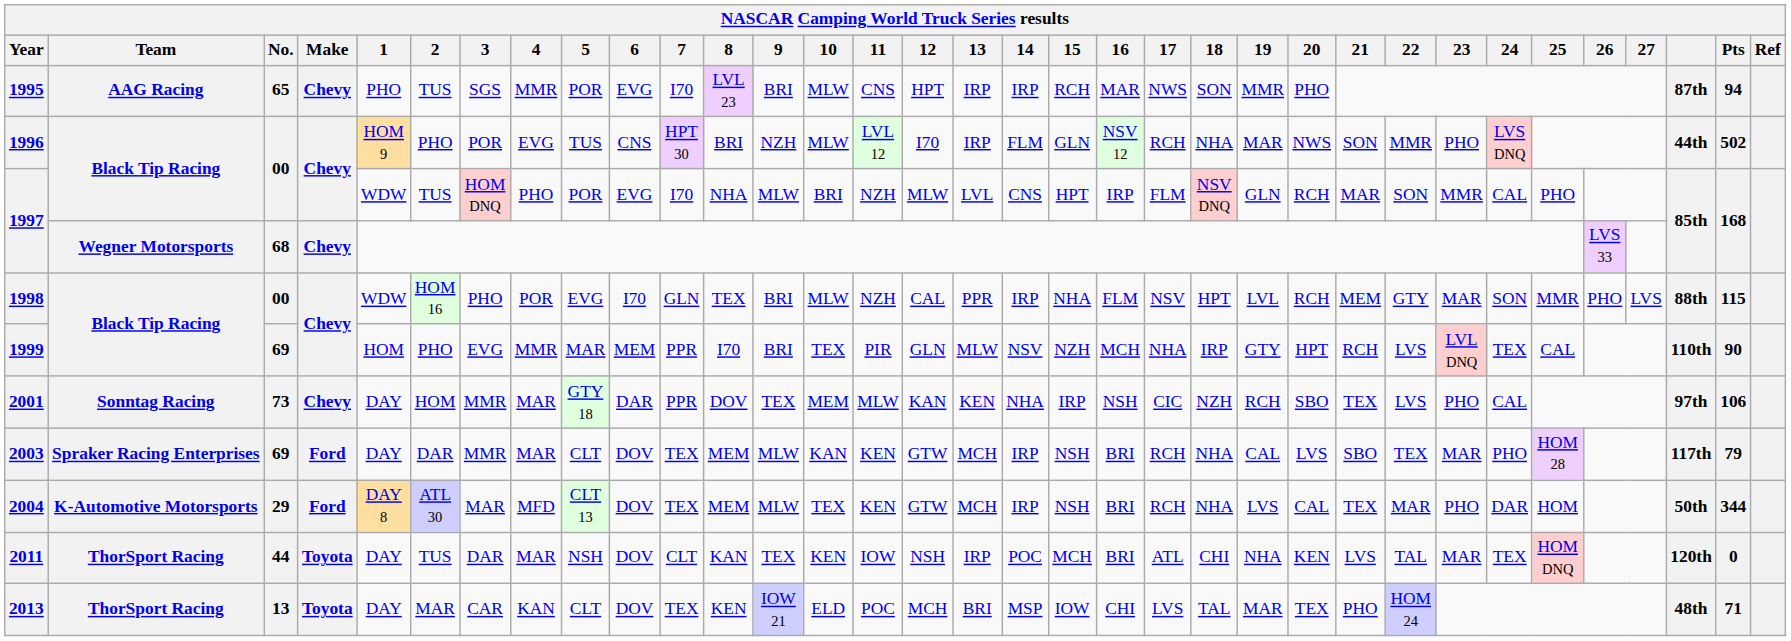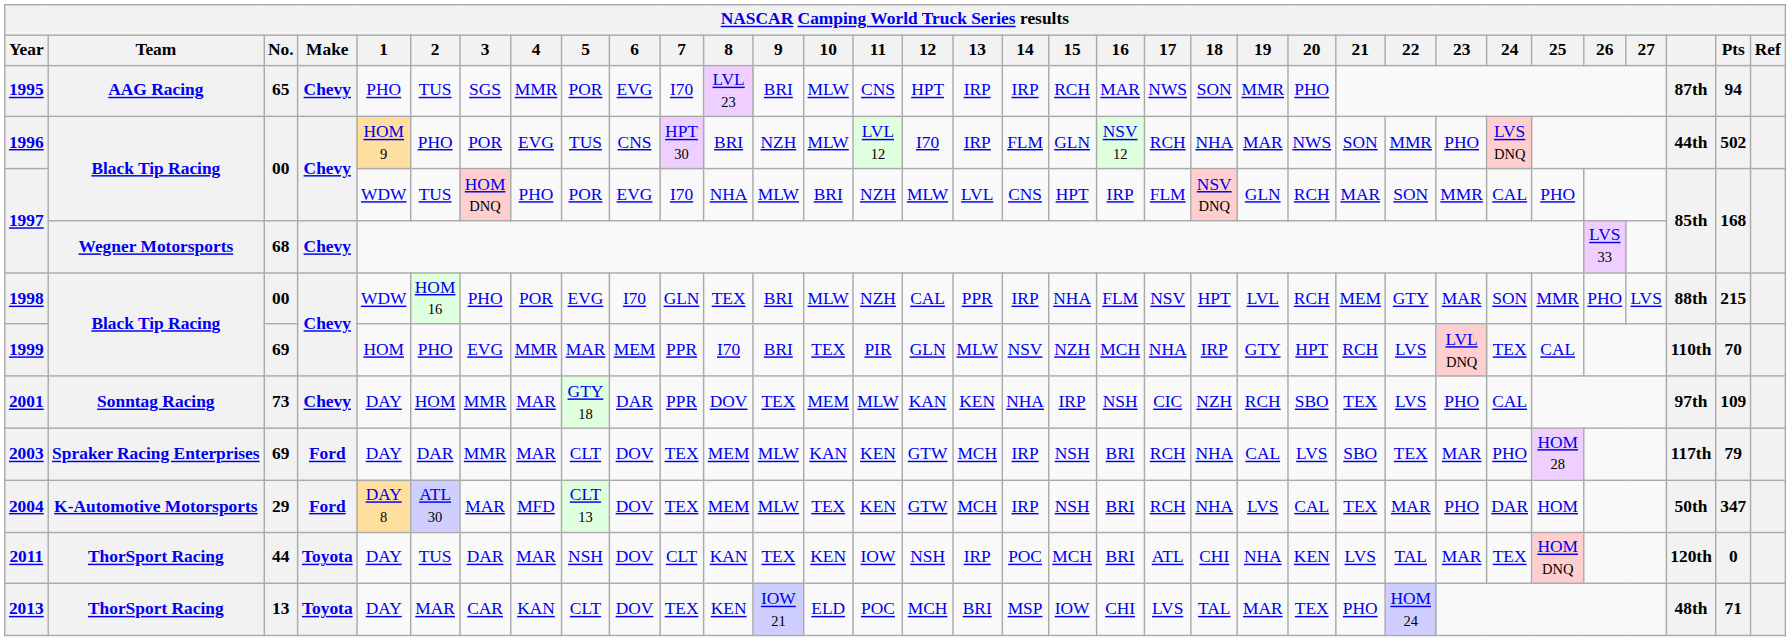(1733, 298) 115 -> (1733, 298) 215
(1733, 350) 90 -> (1733, 350) 70
(1733, 402) 106 -> (1733, 402) 109
(1733, 505) 344 -> (1733, 505) 347
